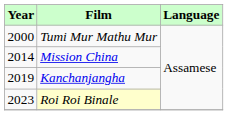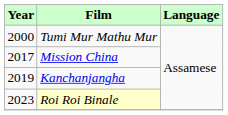(21, 57) 2014 -> (21, 57) 2017
